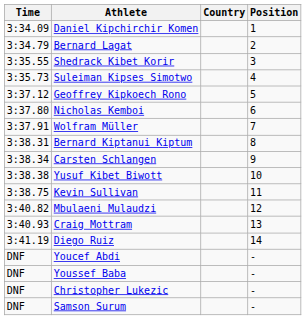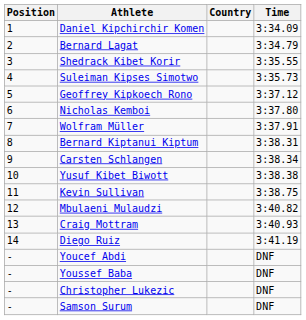columns swapped: (274, 13) <-> (28, 13)
